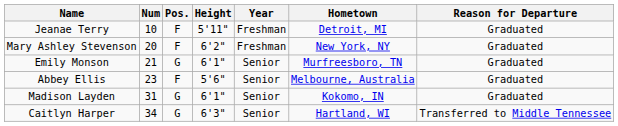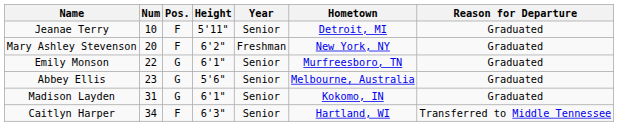(261, 30) Freshman -> (261, 30) Senior
(151, 63) 21 -> (151, 63) 22
(177, 80) F -> (177, 80) G
(177, 113) G -> (177, 113) F
